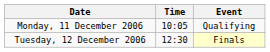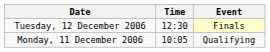rows swapped: (80, 26) <-> (80, 40)
